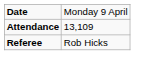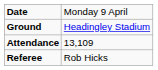+ row: (24, 27)
